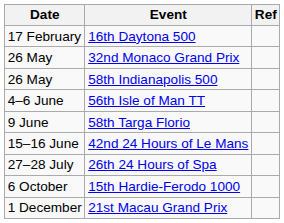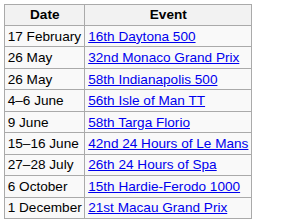- column: (266, 15)
